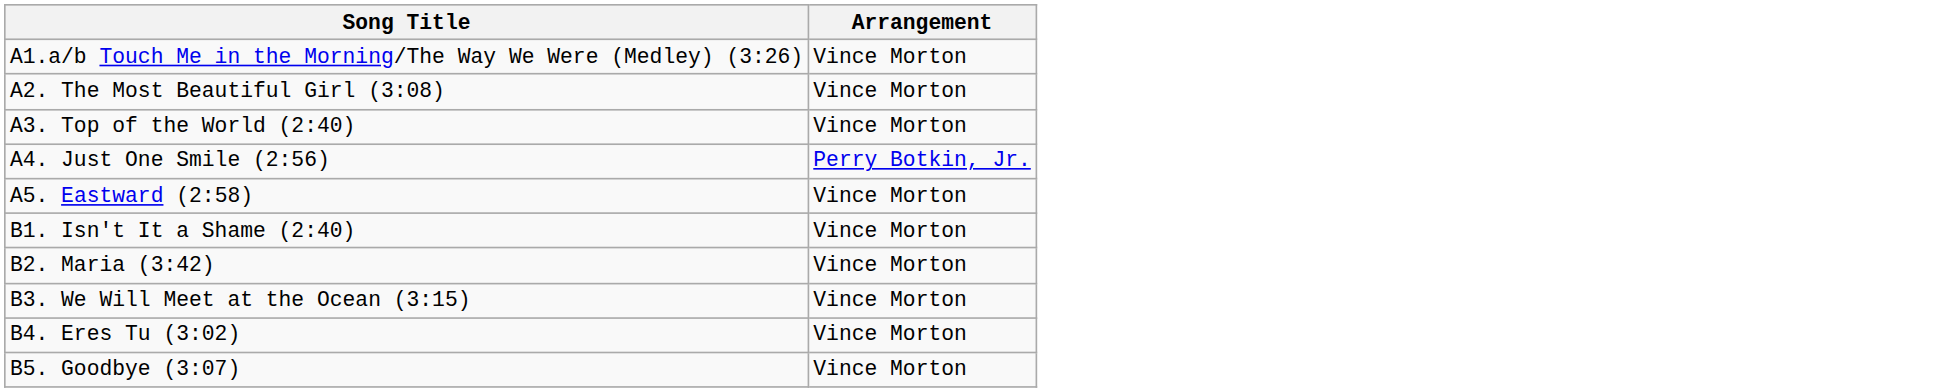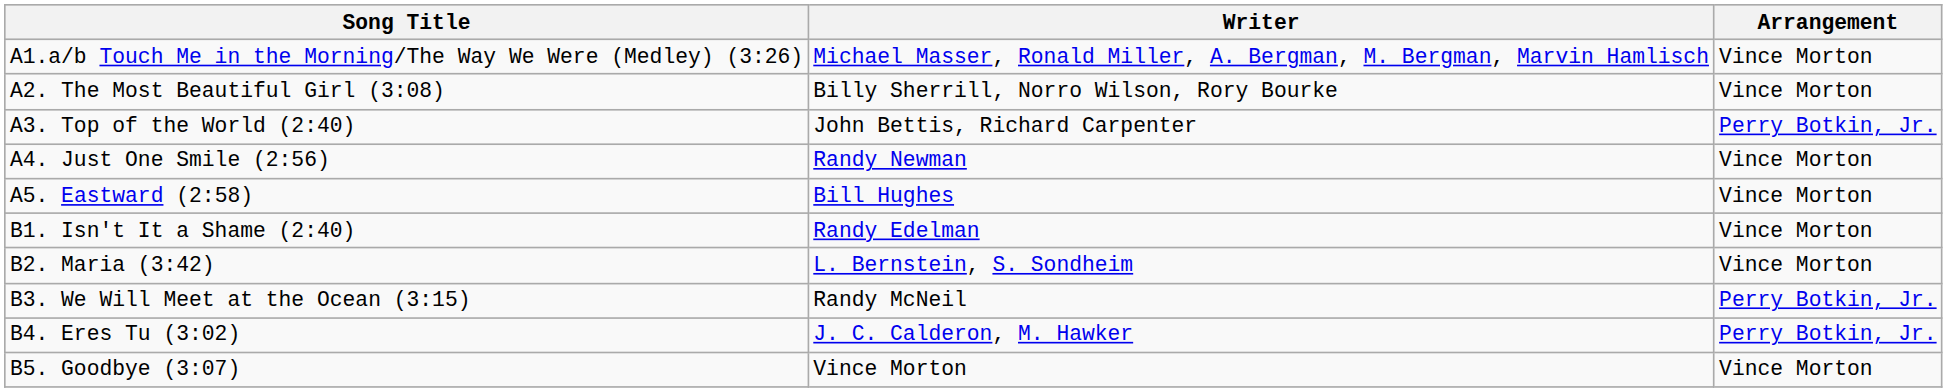+ column: (1261, 22)
(890, 126) Vince Morton -> (1828, 126) Perry Botkin, Jr.
(922, 161) Perry Botkin, Jr. -> (1796, 161) Vince Morton
(890, 300) Vince Morton -> (1828, 300) Perry Botkin, Jr.
(890, 335) Vince Morton -> (1828, 335) Perry Botkin, Jr.
